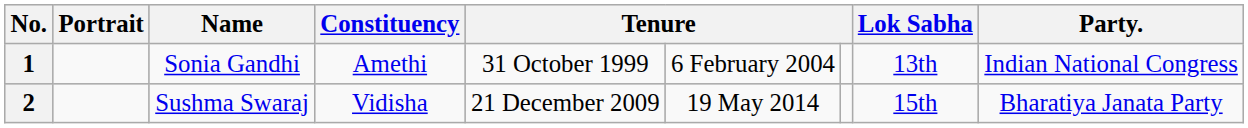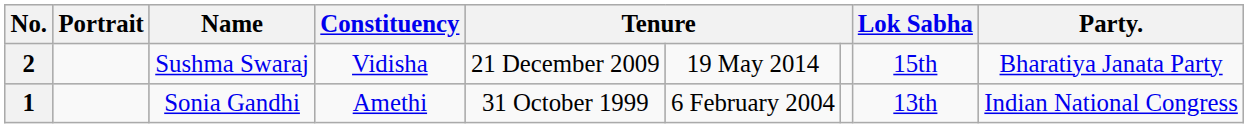rows swapped: (29, 63) <-> (29, 102)
